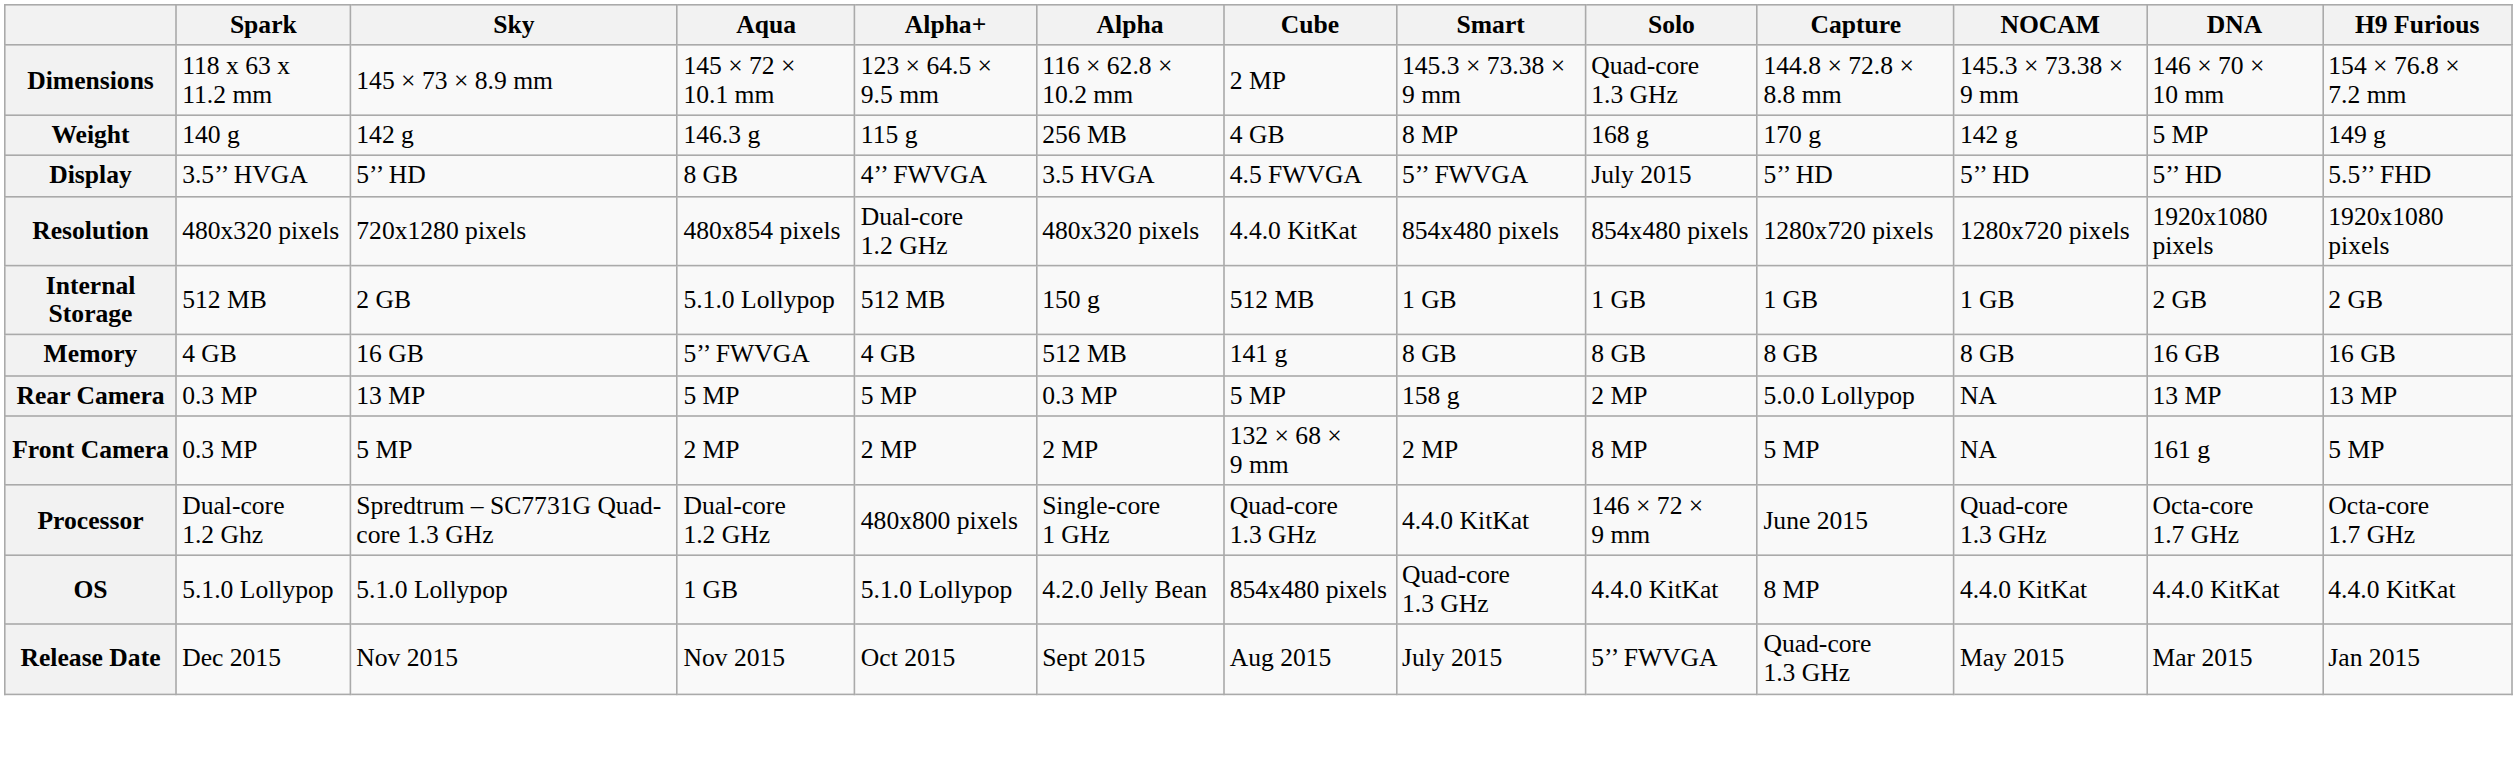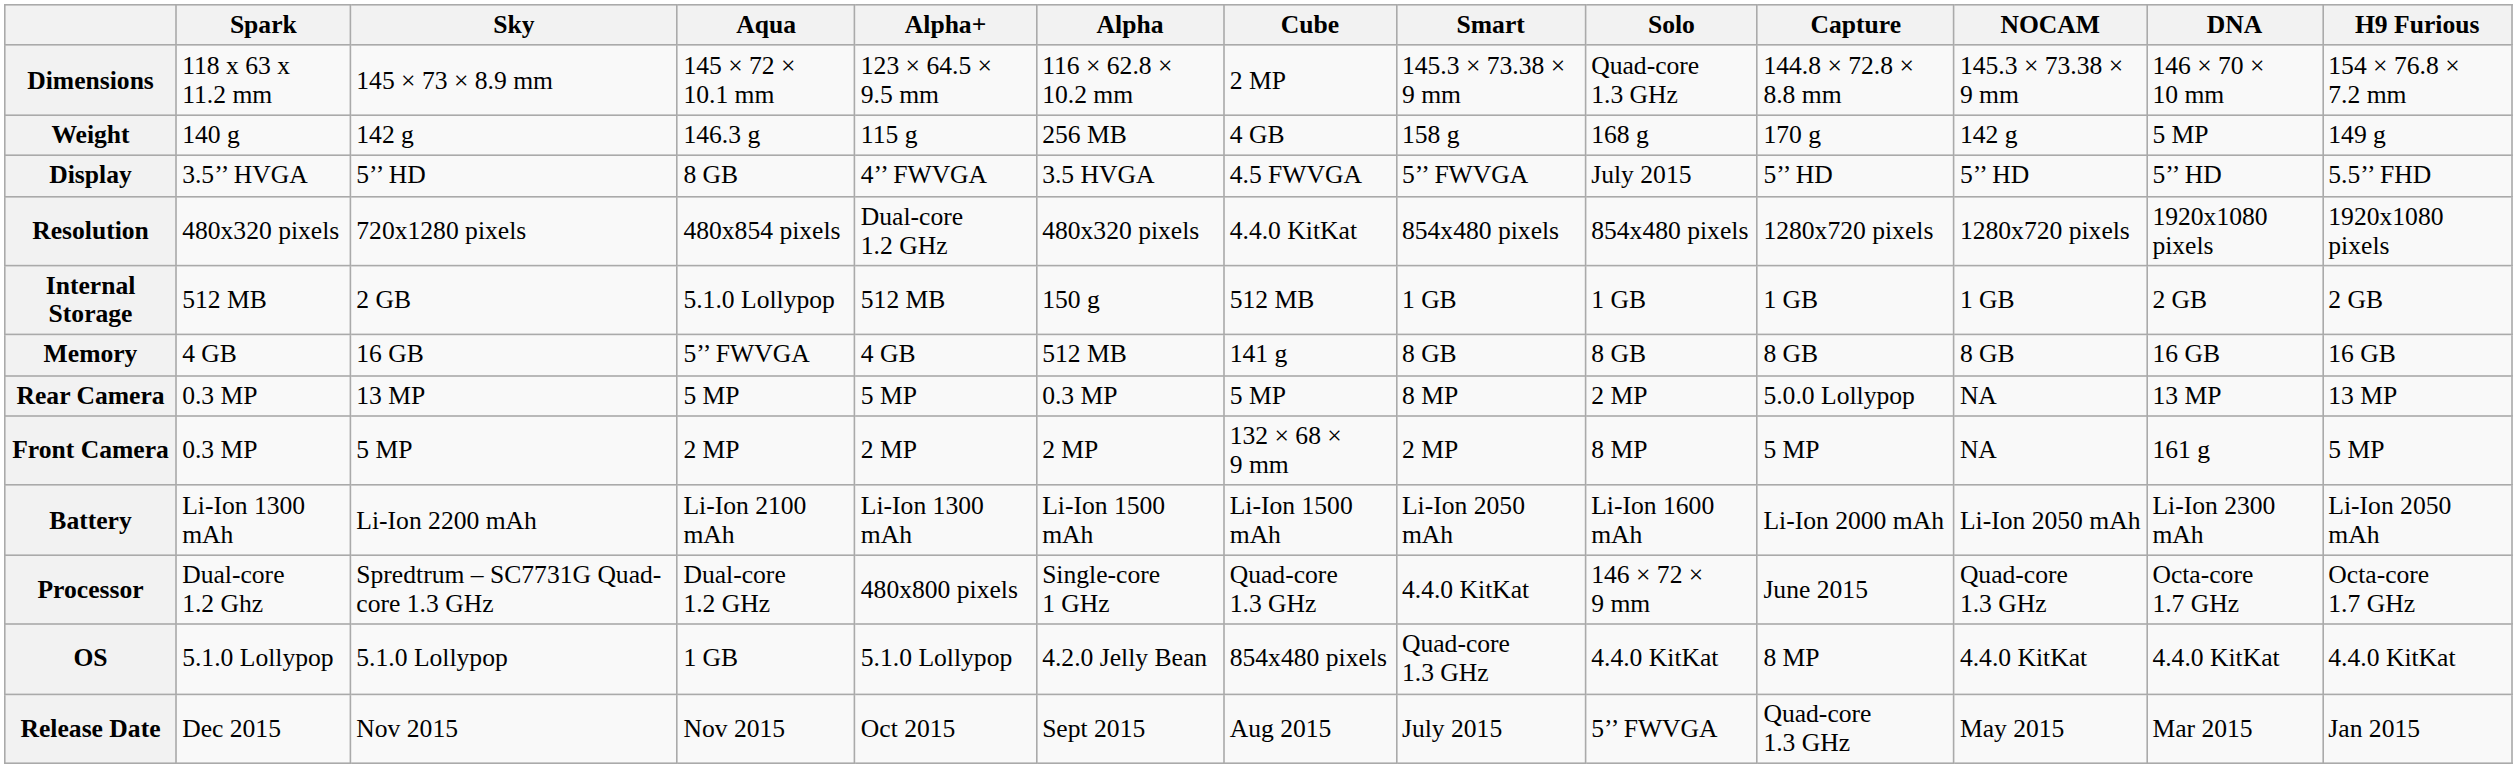(1430, 134) 8 MP -> (1431, 134) 158 g
(1431, 395) 158 g -> (1430, 395) 8 MP
+ row: (91, 519)
